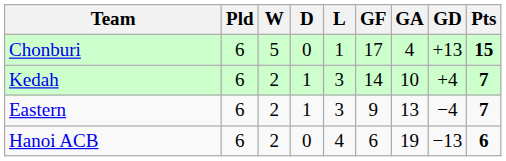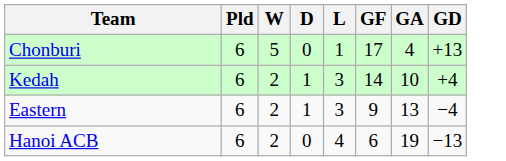- column: (484, 19)
